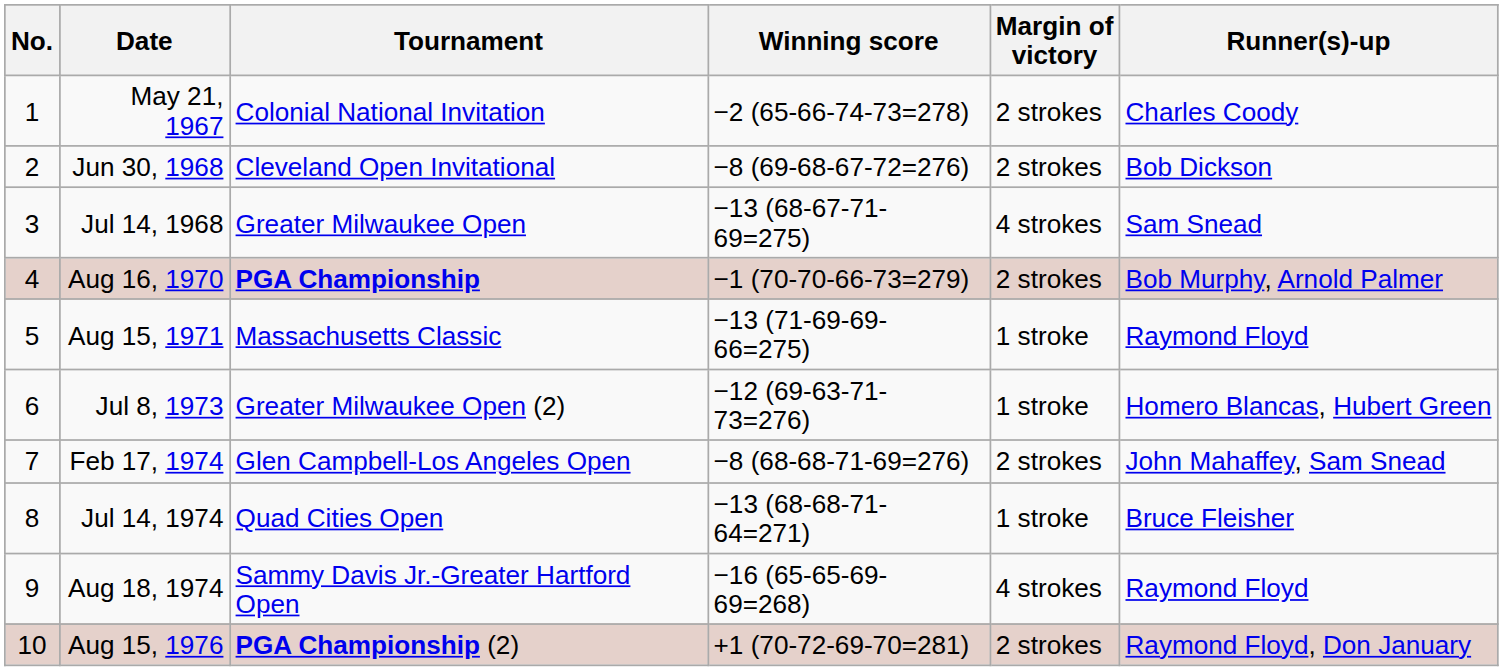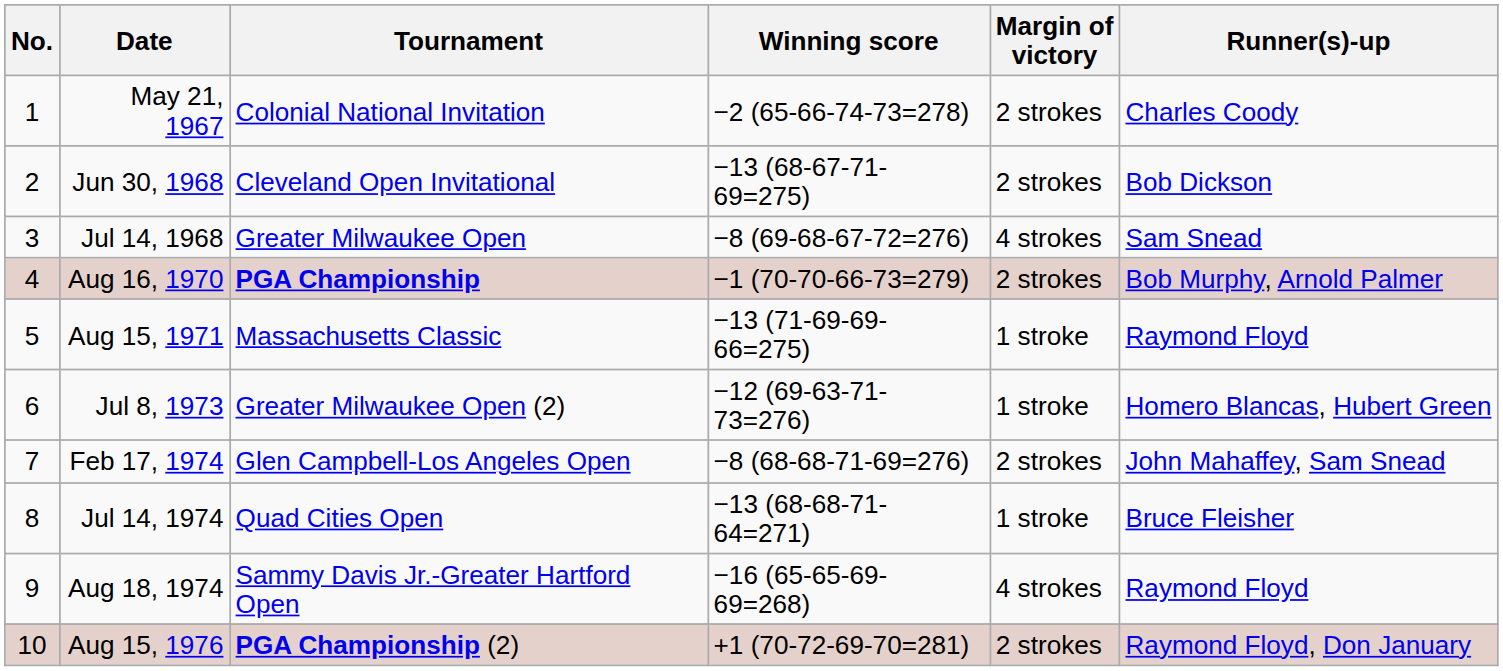(841, 167) −8 (69-68-67-72=276) -> (800, 182) −13 (68-67-71-69=275)
(800, 223) −13 (68-67-71-69=275) -> (841, 238) −8 (69-68-67-72=276)
